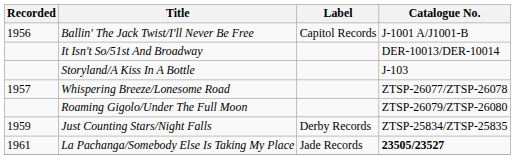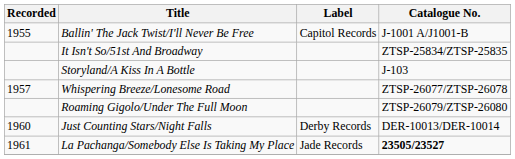(19, 32) 1956 -> (19, 32) 1955
(441, 51) DER-10013/DER-10014 -> (445, 51) ZTSP-25834/ZTSP-25835
(19, 126) 1959 -> (19, 126) 1960
(445, 126) ZTSP-25834/ZTSP-25835 -> (441, 126) DER-10013/DER-10014
